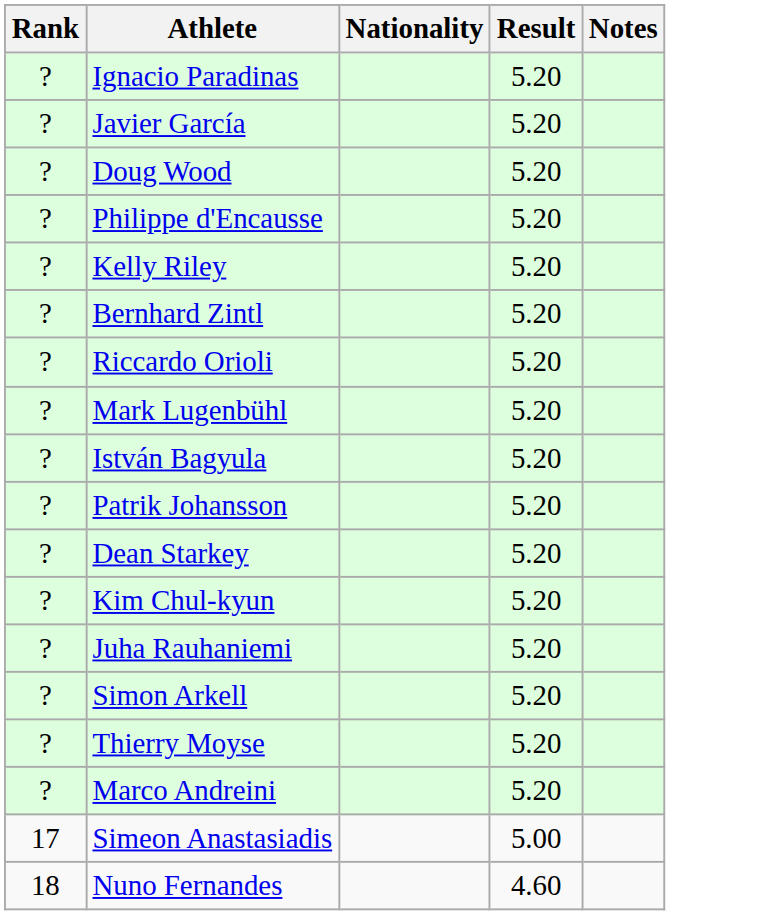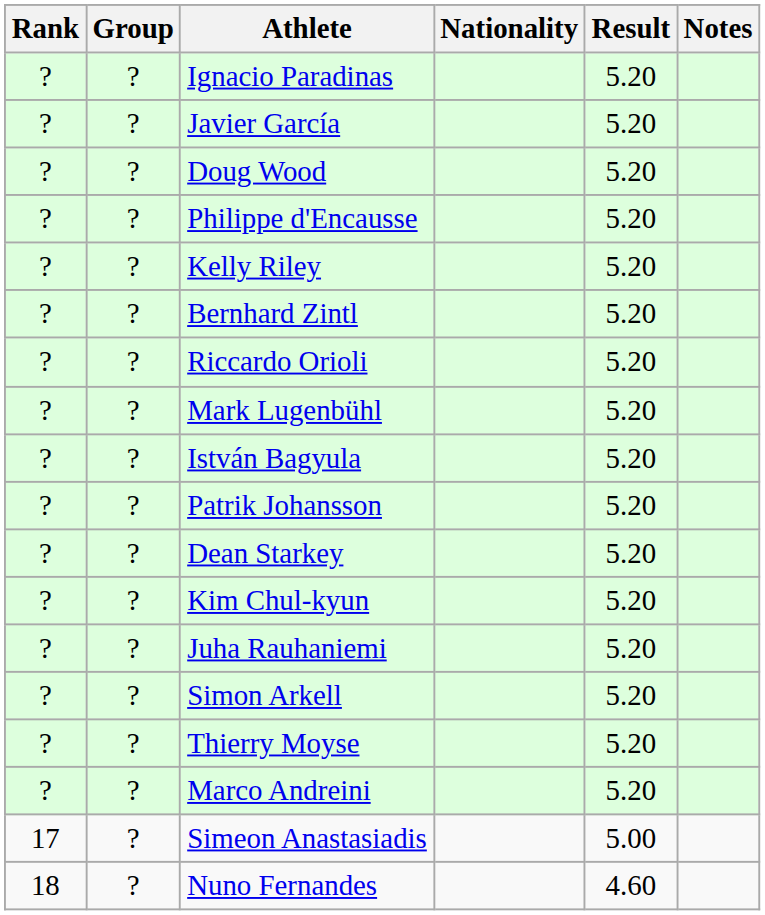+ column: (133, 28)
